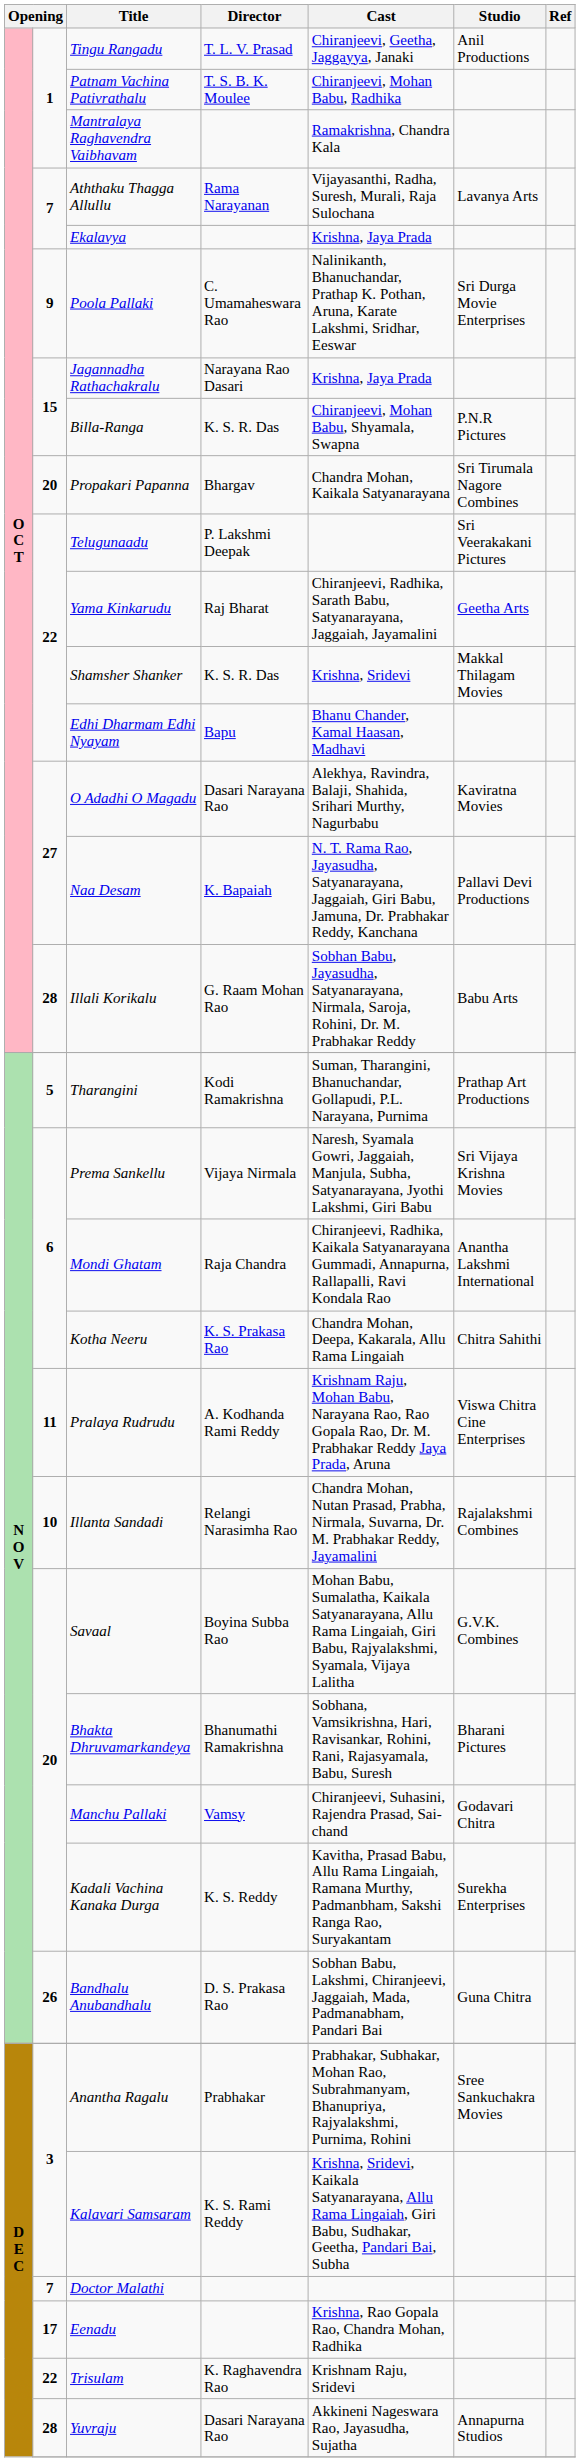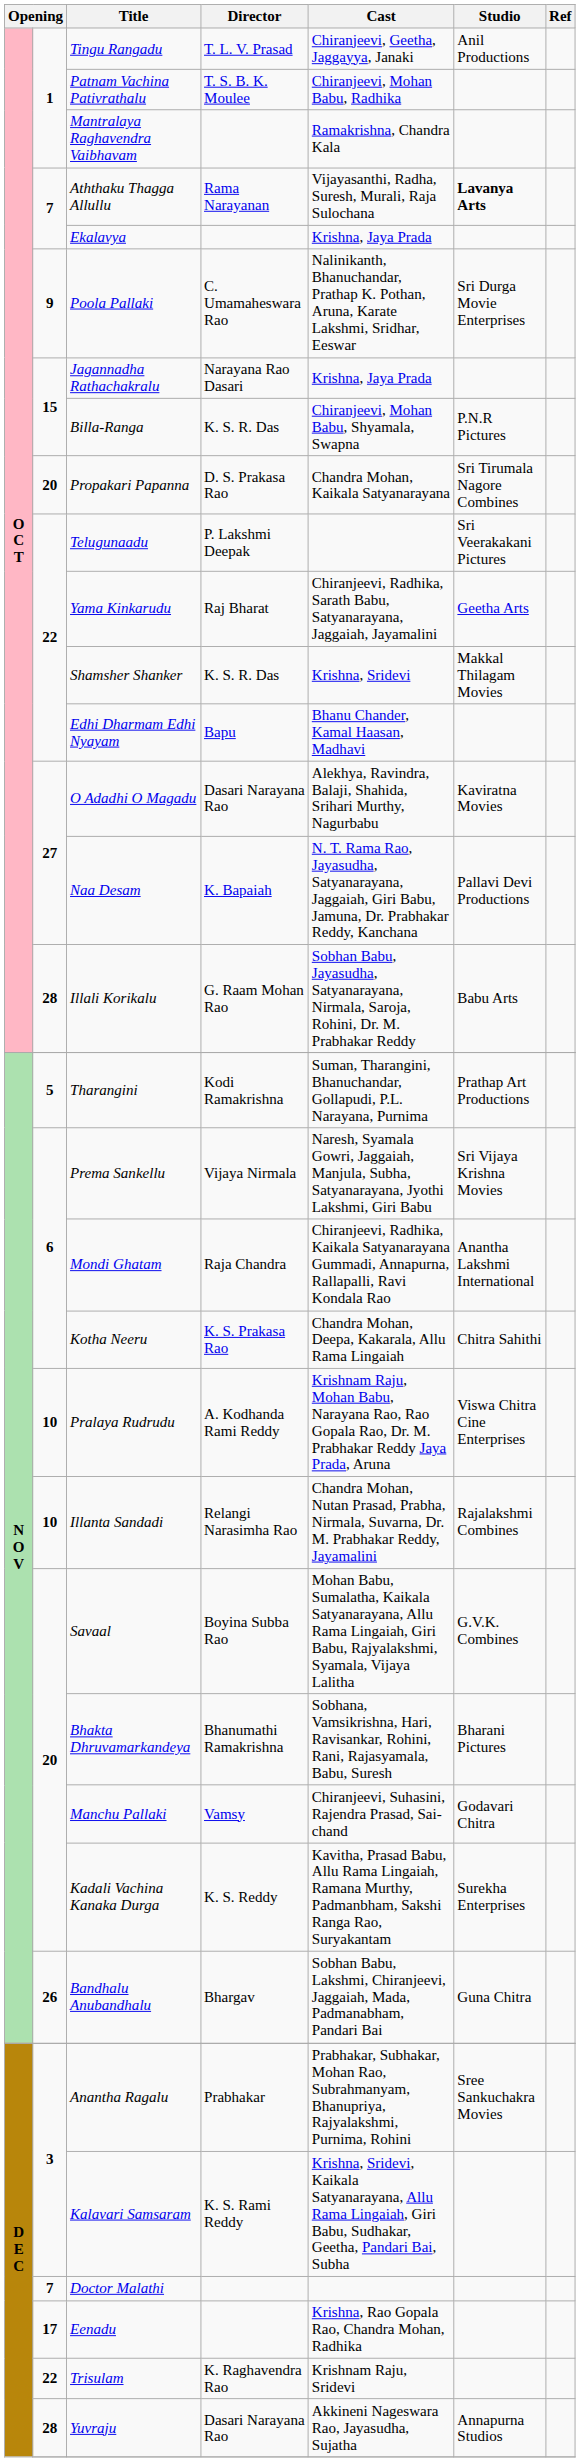(498, 196) normal -> (485, 196) bold
(229, 484) Bhargav -> (245, 484) D. S. Prakasa Rao
(50, 1422) 11 -> (50, 1422) 10
(245, 1997) D. S. Prakasa Rao -> (229, 1997) Bhargav
